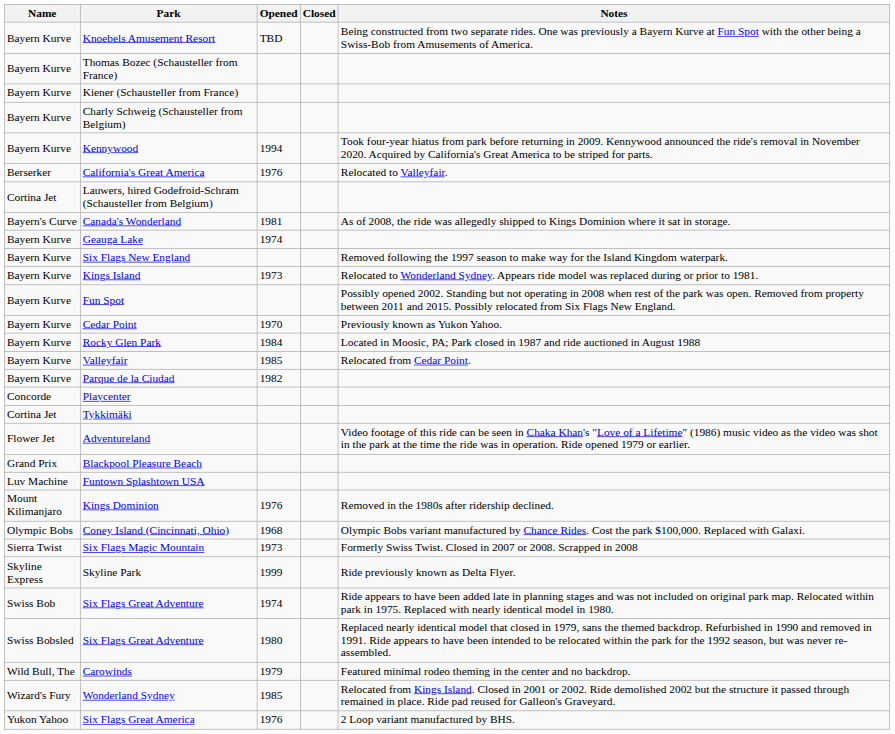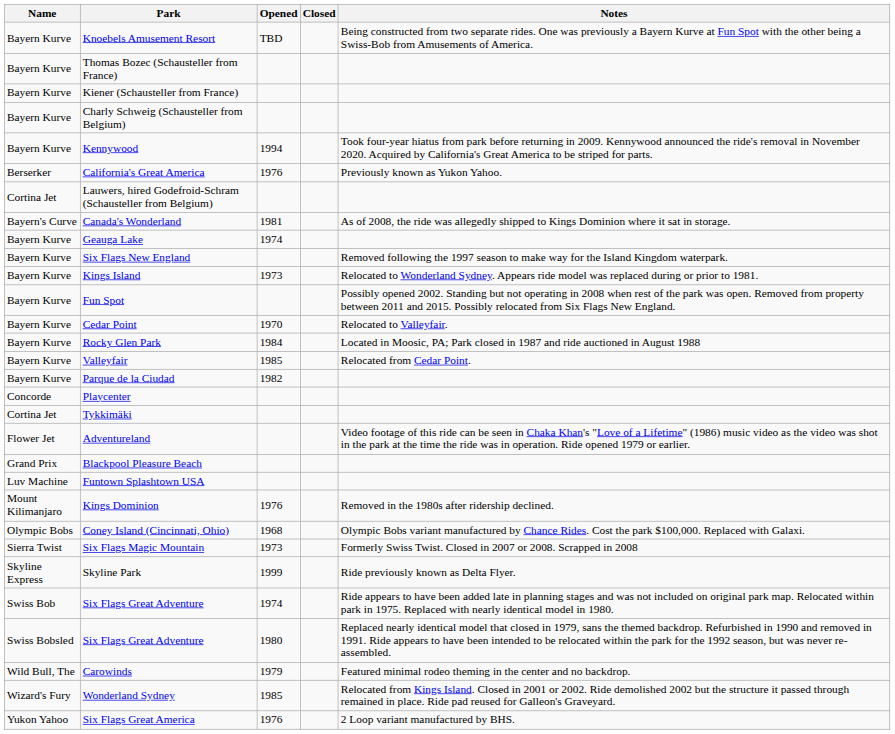(394, 172) Relocated to Valleyfair. -> (421, 172) Previously known as Yukon Yahoo.
(421, 324) Previously known as Yukon Yahoo. -> (394, 324) Relocated to Valleyfair.
